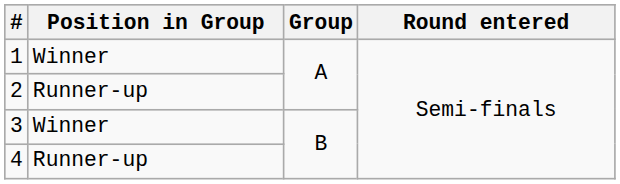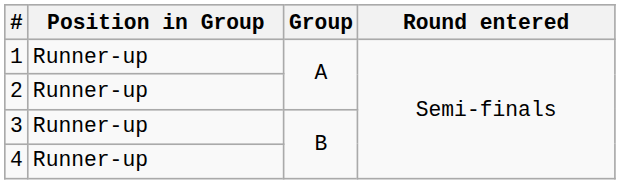(71, 57) Winner -> (90, 57) Runner-up
(71, 126) Winner -> (90, 126) Runner-up
